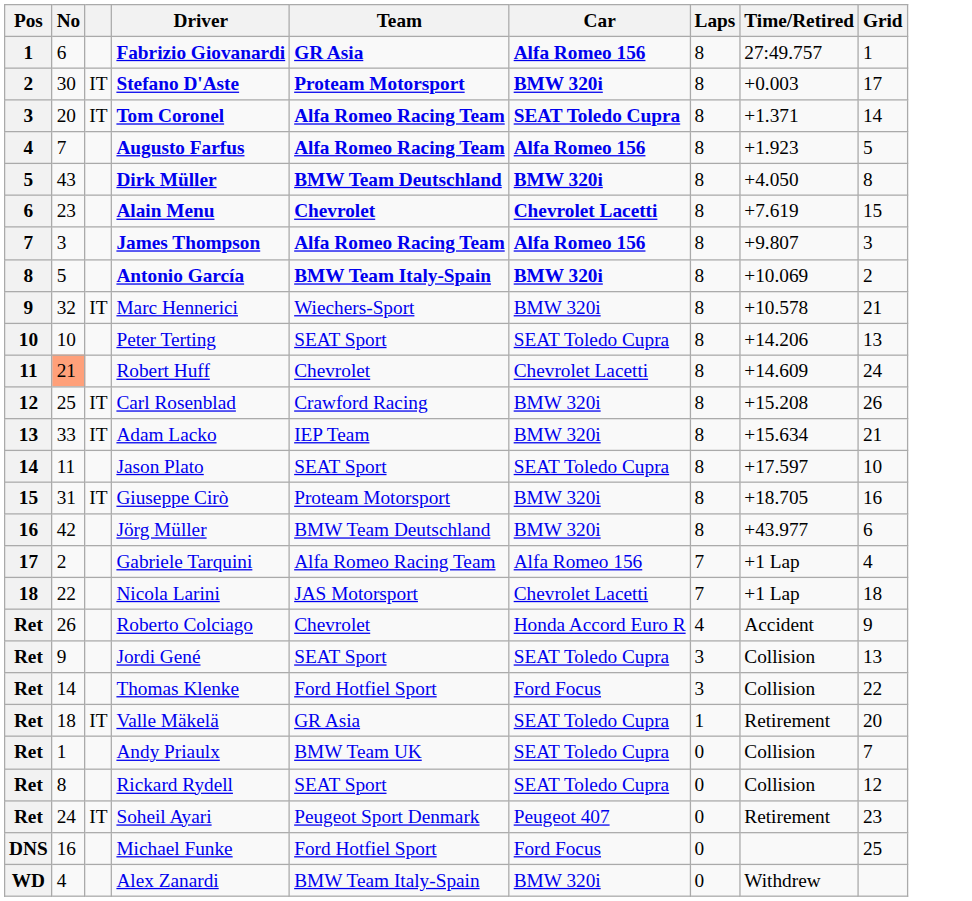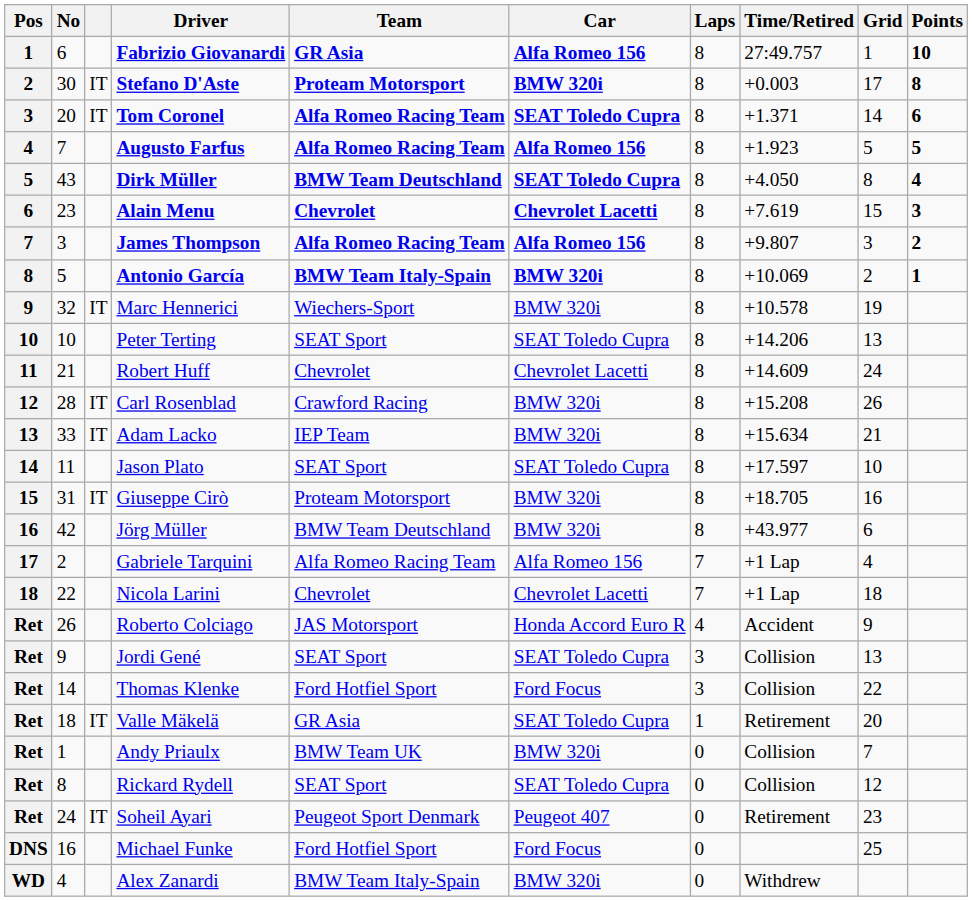+ column: (937, 20)
(558, 179) BMW 320i -> (597, 179) SEAT Toledo Cupra
(873, 307) 21 -> (873, 307) 19
(66, 370) lightsalmon background -> (66, 370) no background
(66, 402) 25 -> (66, 402) 28
(356, 593) JAS Motorsport -> (332, 593) Chevrolet
(332, 625) Chevrolet -> (356, 625) JAS Motorsport
(591, 752) SEAT Toledo Cupra -> (557, 752) BMW 320i
